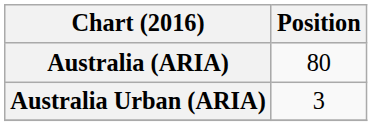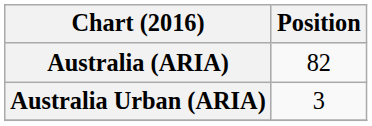(319, 62) 80 -> (319, 62) 82
